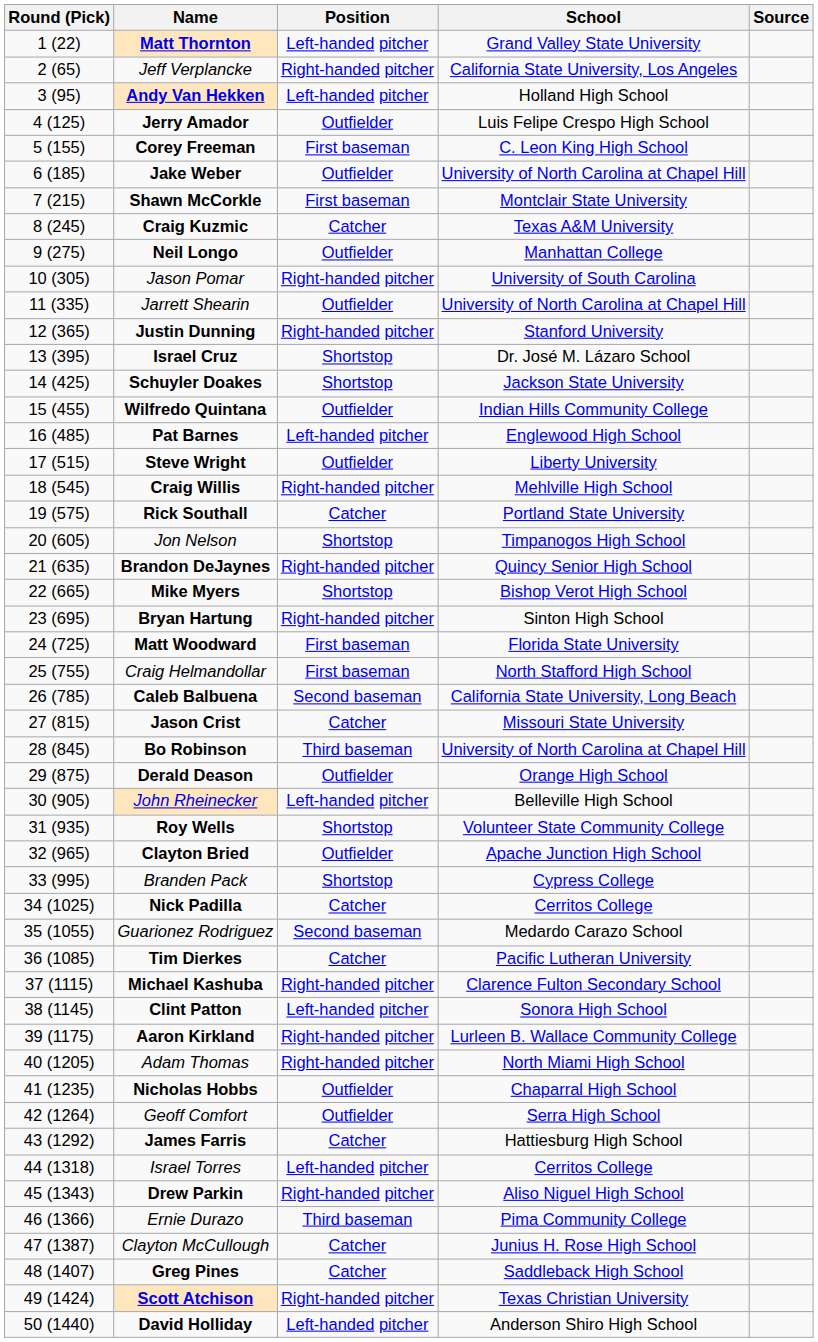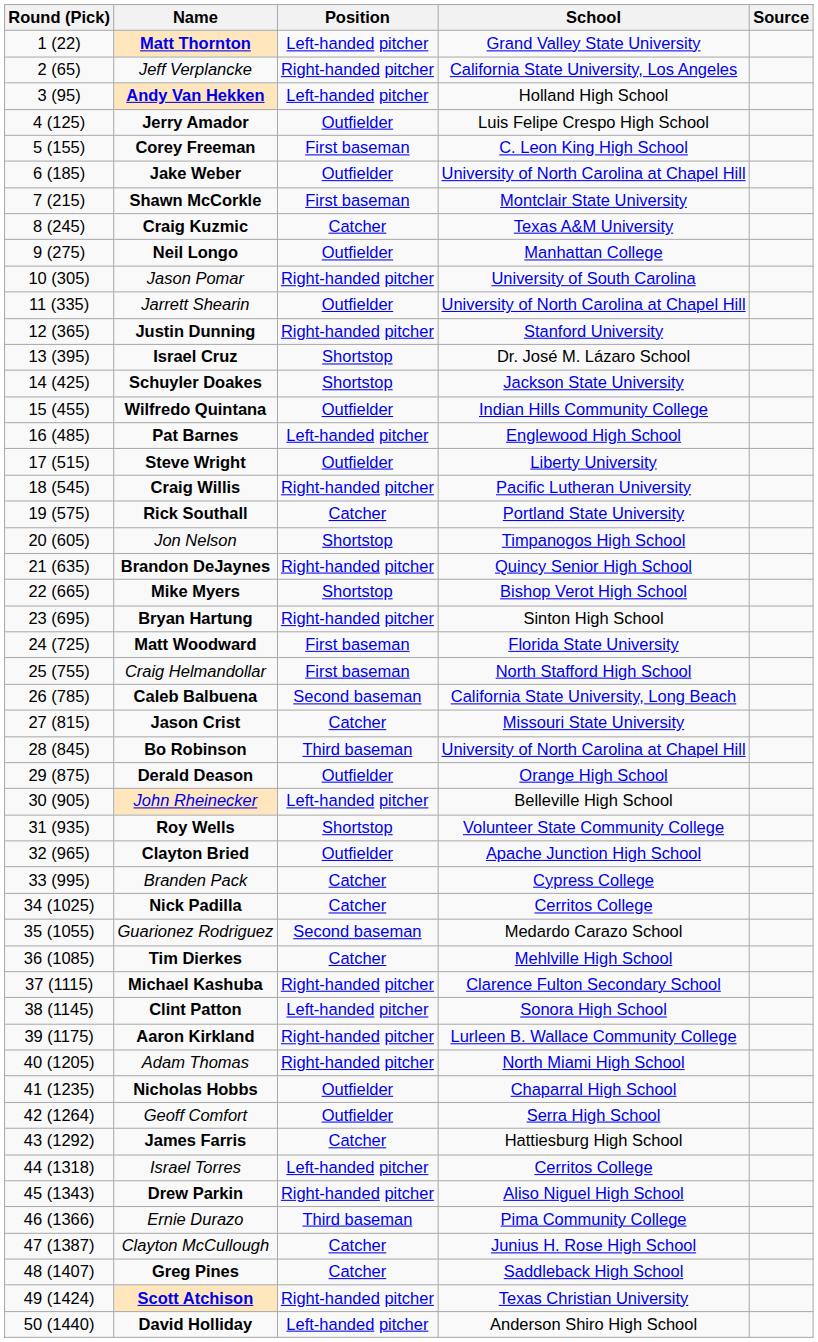(594, 488) Mehlville High School -> (594, 488) Pacific Lutheran University
(357, 880) Shortstop -> (357, 880) Catcher
(594, 958) Pacific Lutheran University -> (594, 958) Mehlville High School
